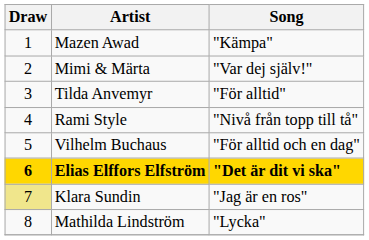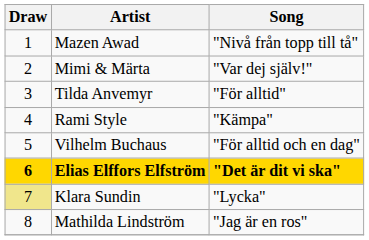(243, 42) "Kämpa" -> (286, 42) "Nivå från topp till tå"
(286, 119) "Nivå från topp till tå" -> (243, 119) "Kämpa"
(260, 196) "Jag är en ros" -> (239, 196) "Lycka"
(239, 222) "Lycka" -> (260, 222) "Jag är en ros"
